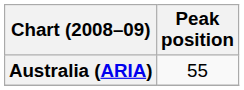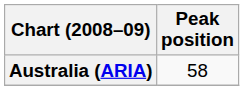(197, 70) 55 -> (197, 70) 58
